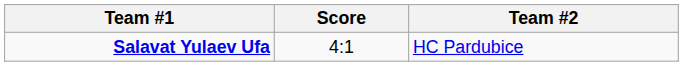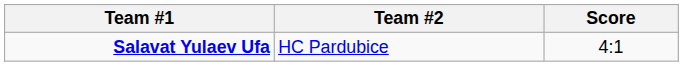columns swapped: (341, 18) <-> (544, 18)
